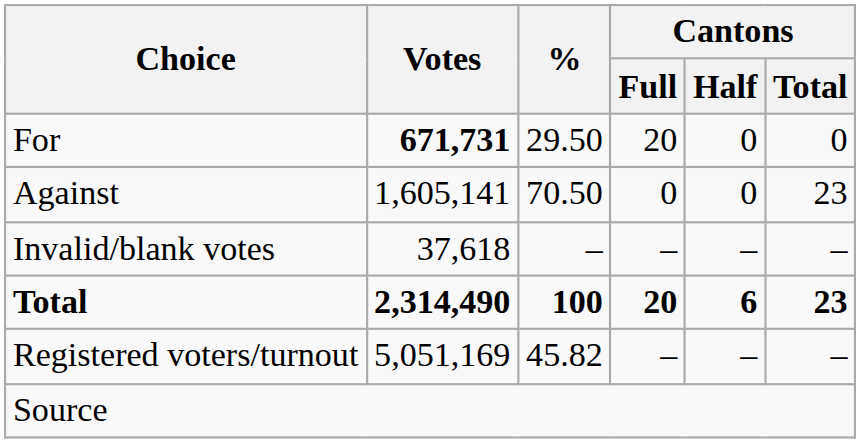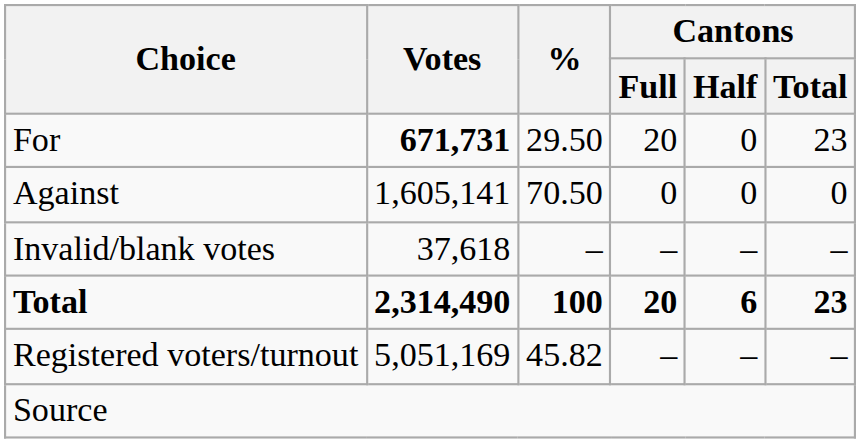(839, 139) 0 -> (830, 139) 23
(830, 193) 23 -> (839, 193) 0
